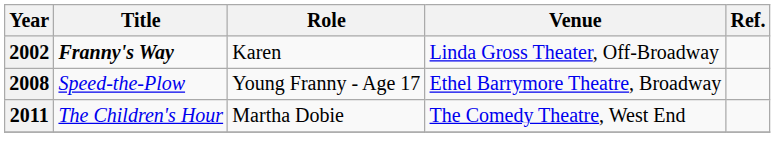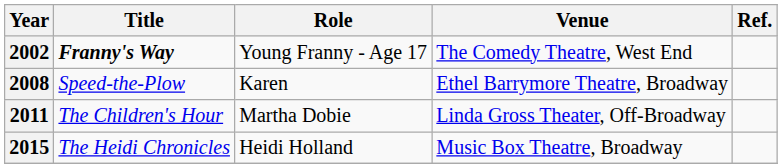(257, 52) Karen -> (333, 52) Young Franny - Age 17
(574, 52) Linda Gross Theater, Off-Broadway -> (564, 52) The Comedy Theatre, West End
(326, 83) Young Franny - Age 17 -> (264, 83) Karen
(558, 115) The Comedy Theatre, West End -> (581, 115) Linda Gross Theater, Off-Broadway
+ row: (29, 147)
